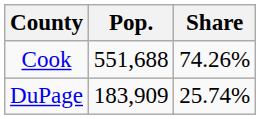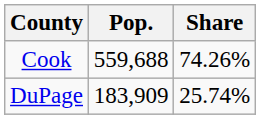(131, 59) 551,688 -> (131, 59) 559,688
